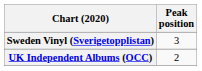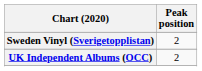(177, 40) 3 -> (177, 40) 2
